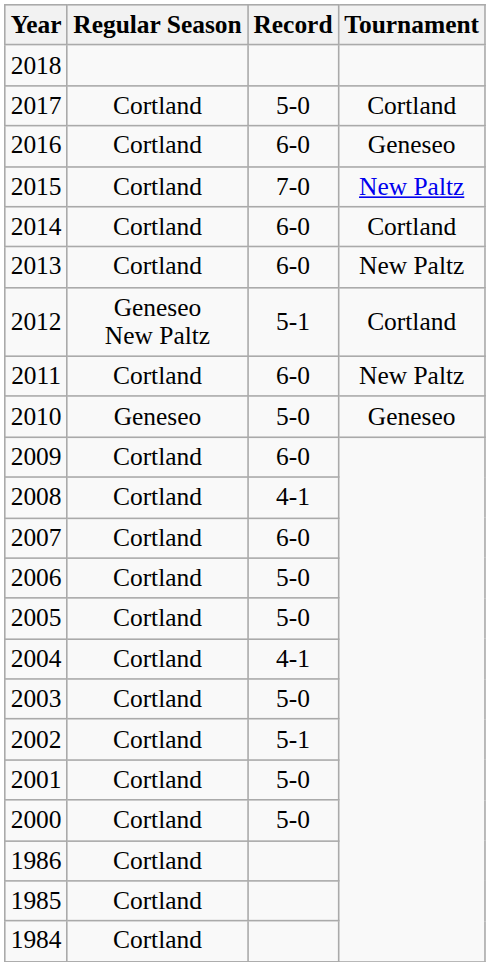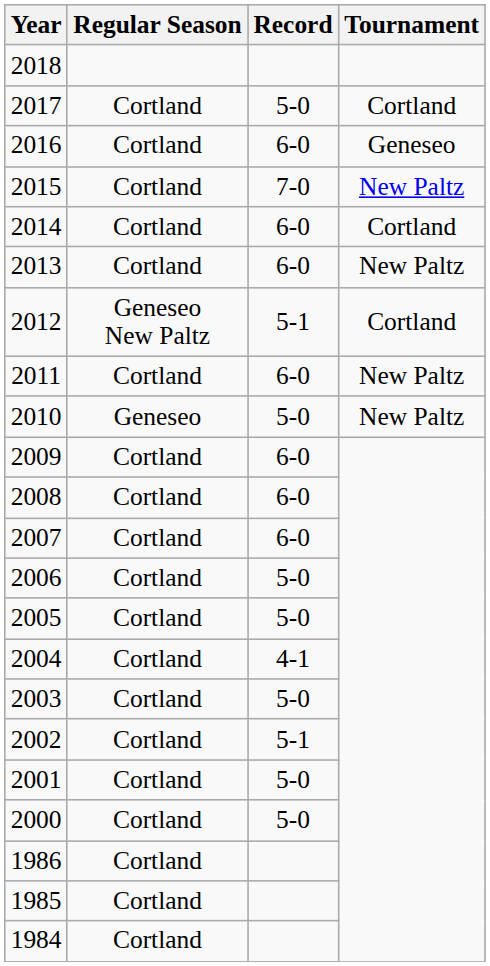(412, 416) Geneseo -> (412, 416) New Paltz
(293, 497) 4-1 -> (293, 497) 6-0
